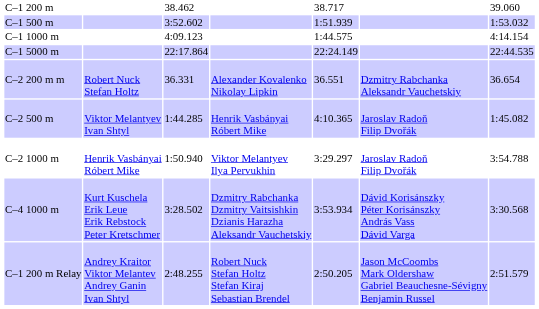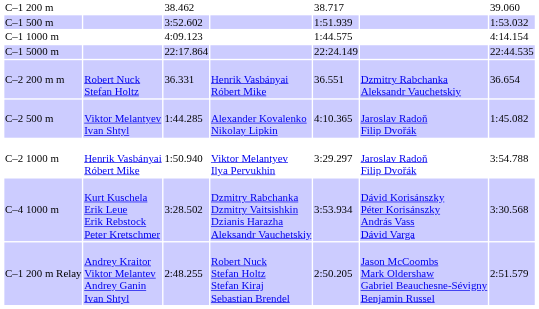(259, 85) Alexander Kovalenko Nikolay Lipkin -> (250, 85) Henrik Vasbányai Róbert Mike
(250, 124) Henrik Vasbányai Róbert Mike -> (259, 124) Alexander Kovalenko Nikolay Lipkin
